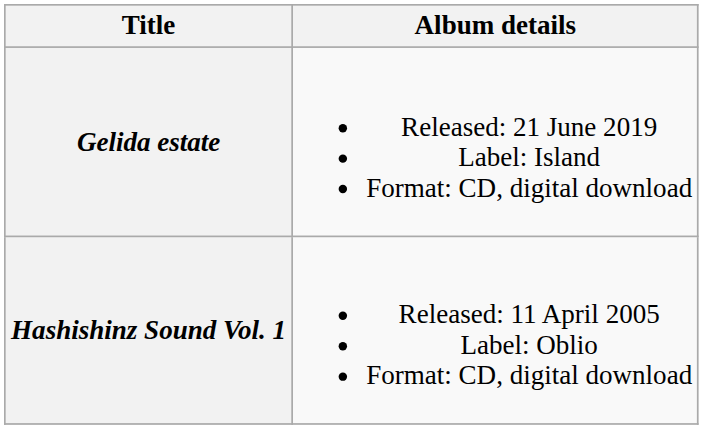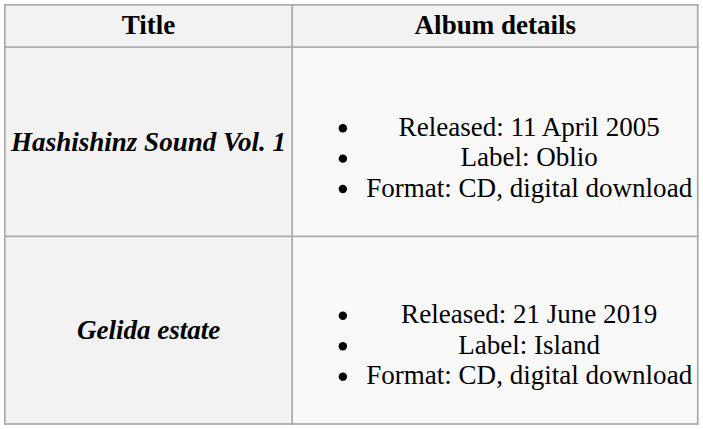rows swapped: (149, 329) <-> (149, 141)
